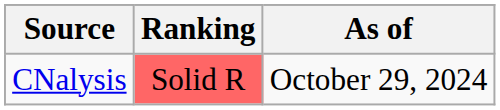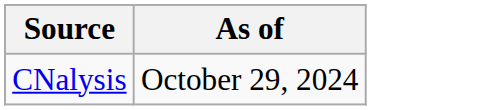- column: (198, 29)
